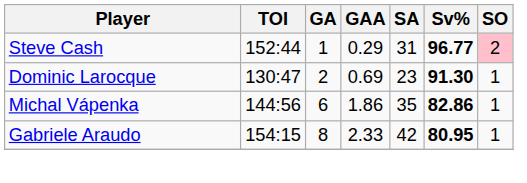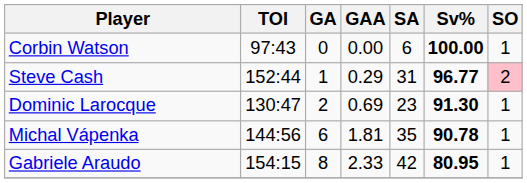+ row: (69, 47)
(365, 105) 1.86 -> (365, 134) 1.81
(451, 105) 82.86 -> (456, 134) 90.78
